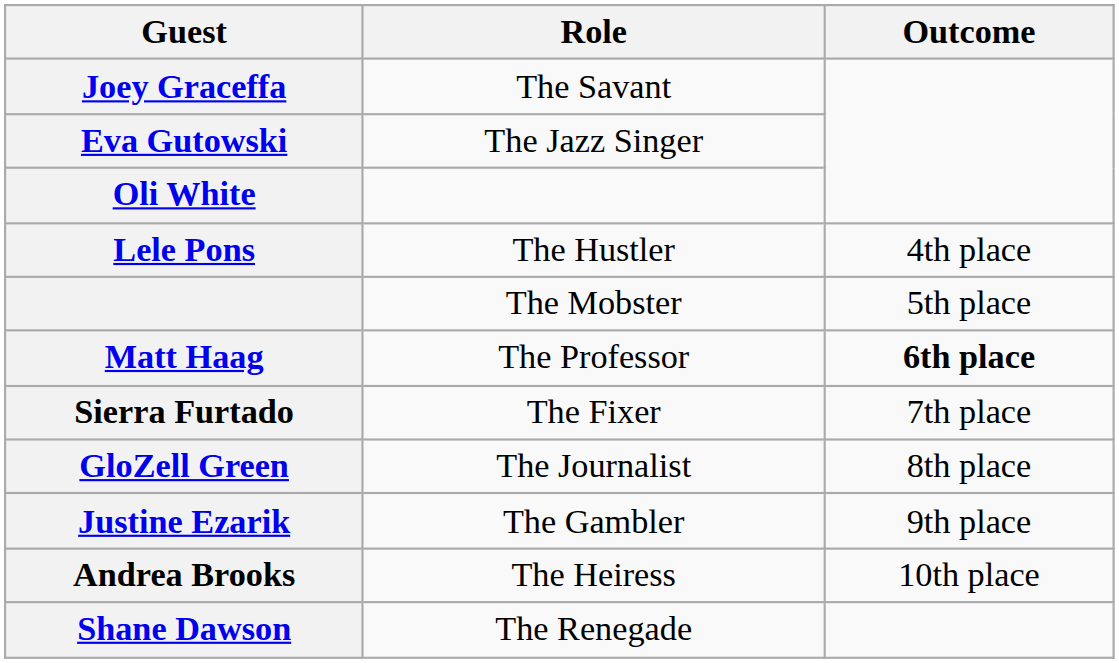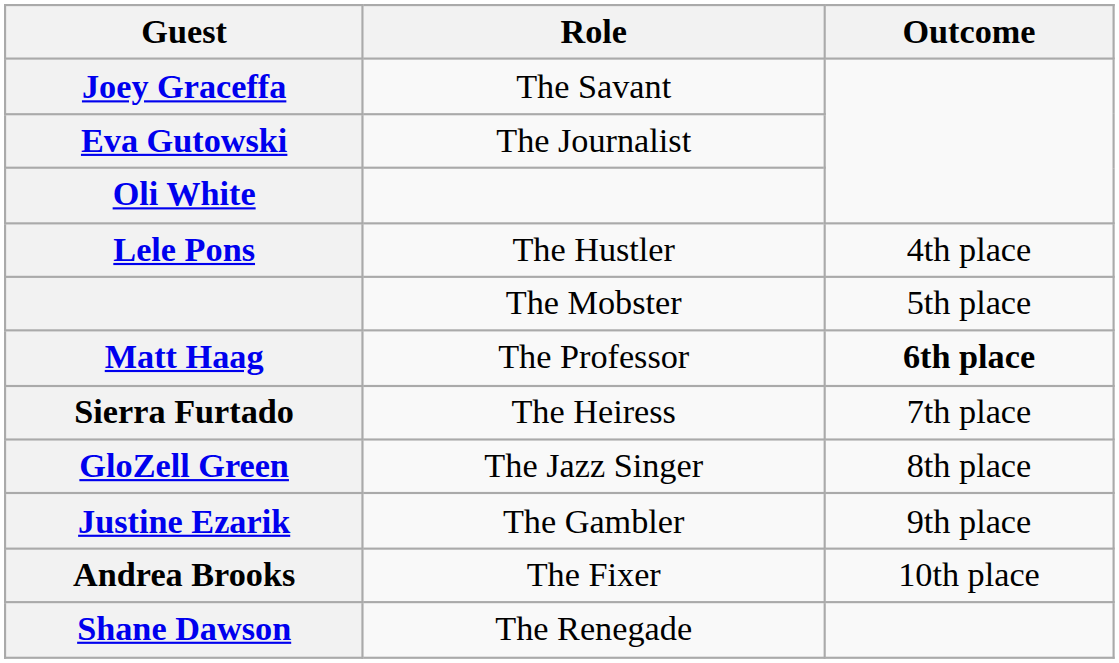(594, 140) The Jazz Singer -> (594, 140) The Journalist
(594, 411) The Fixer -> (594, 411) The Heiress
(594, 466) The Journalist -> (594, 466) The Jazz Singer
(594, 574) The Heiress -> (594, 574) The Fixer
